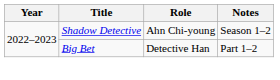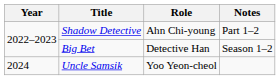(246, 30) Season 1–2 -> (240, 30) Part 1–2
(239, 48) Part 1–2 -> (247, 48) Season 1–2
+ row: (92, 65)
